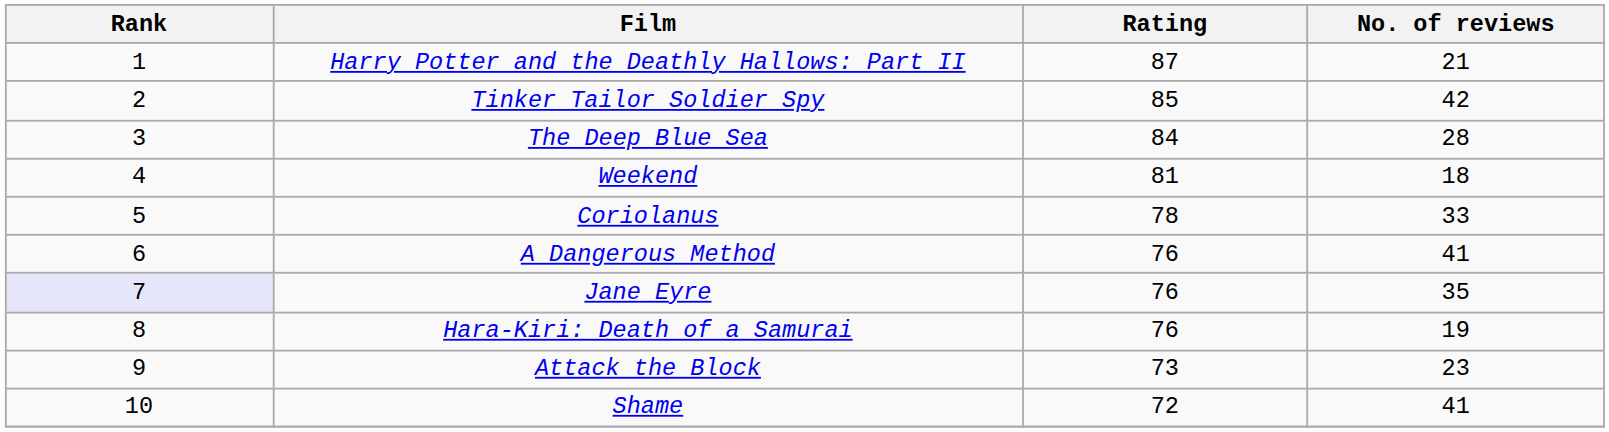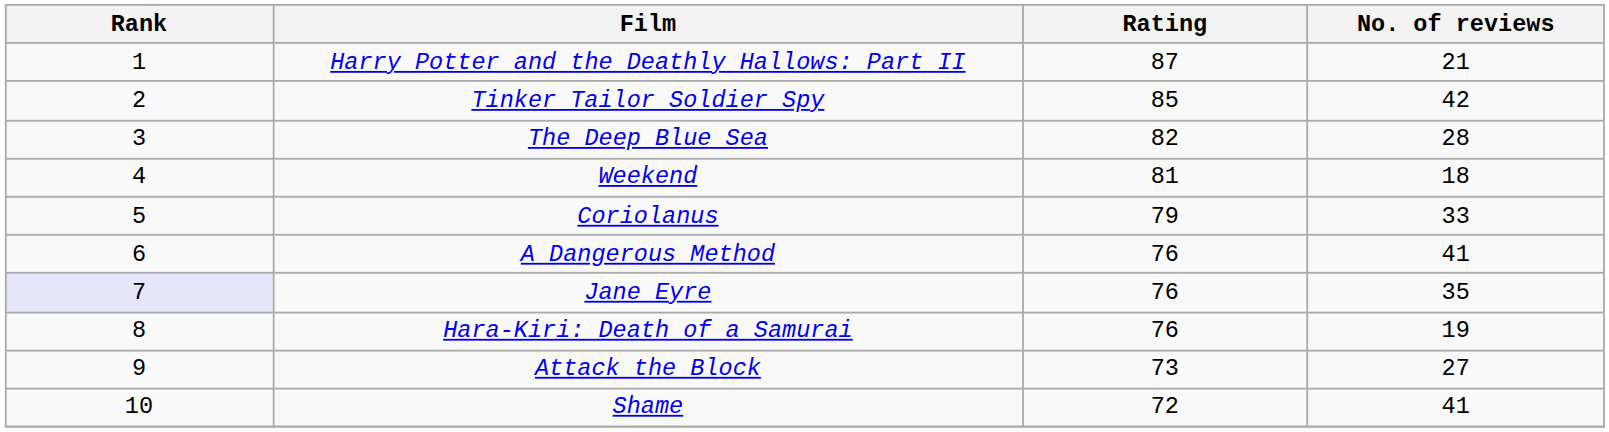(1165, 139) 84 -> (1165, 139) 82
(1165, 216) 78 -> (1165, 216) 79
(1456, 369) 23 -> (1456, 369) 27
